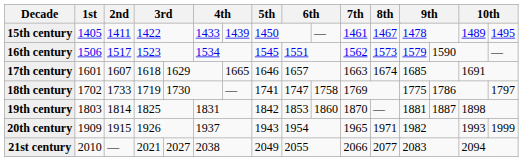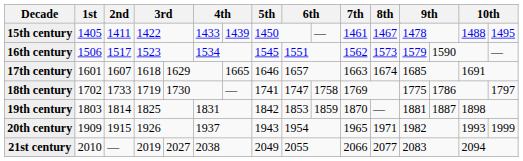(474, 33) 1489 -> (474, 33) 1488
(326, 109) 1860 -> (326, 109) 1859
(149, 147) 2021 -> (149, 147) 2019
